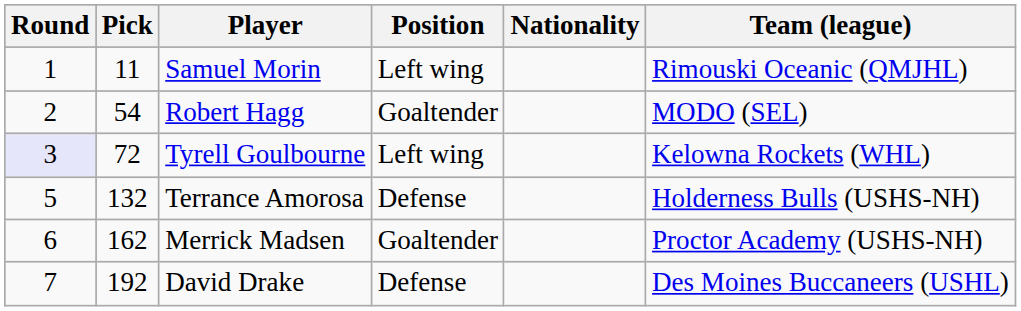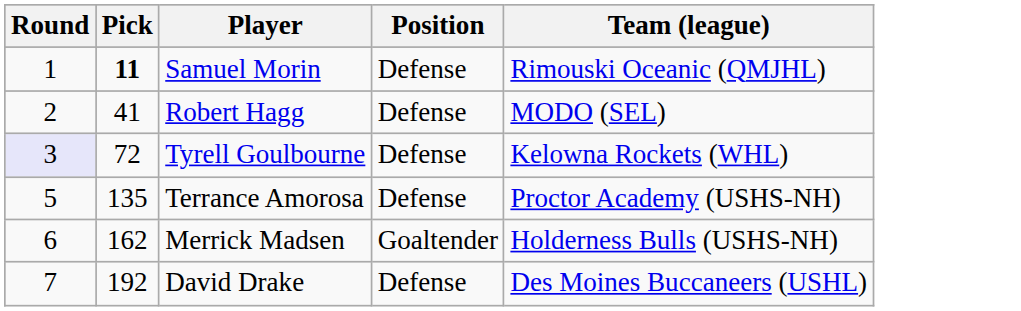- column: (575, 25)
(127, 68) normal -> (127, 68) bold
(431, 68) Left wing -> (422, 68) Defense
(127, 111) 54 -> (127, 111) 41
(438, 111) Goaltender -> (422, 111) Defense
(431, 154) Left wing -> (422, 154) Defense
(127, 197) 132 -> (127, 197) 135
(816, 197) Holderness Bulls (USHS-NH) -> (676, 197) Proctor Academy (USHS-NH)
(817, 240) Proctor Academy (USHS-NH) -> (674, 240) Holderness Bulls (USHS-NH)
